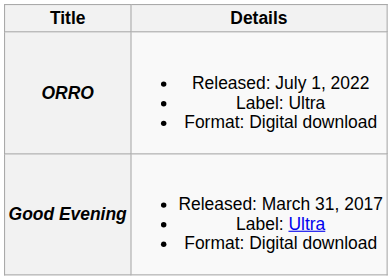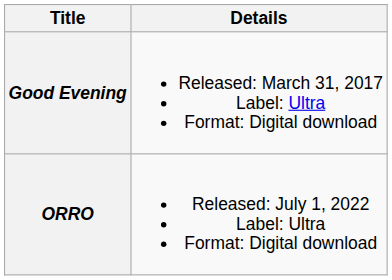rows swapped: (68, 214) <-> (68, 92)
